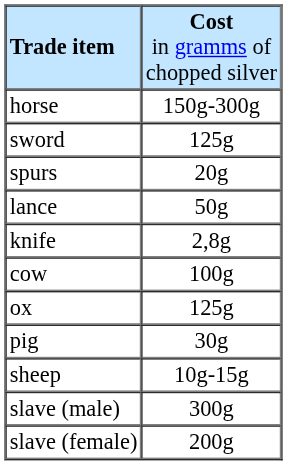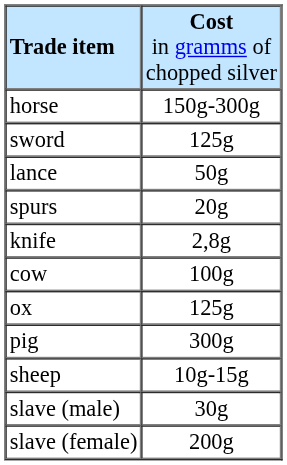rows swapped: (33, 206) <-> (34, 173)
(211, 341) 30g -> (211, 341) 300g
(211, 408) 300g -> (211, 408) 30g
